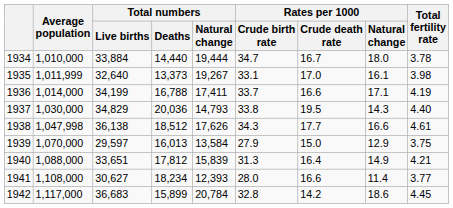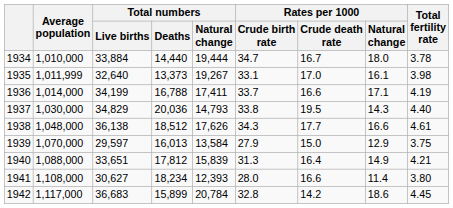(59, 127) 1,047,998 -> (59, 127) 1,048,000
(421, 178) 3.77 -> (421, 178) 3.80
